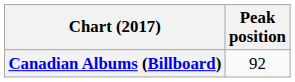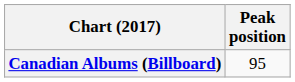(257, 63) 92 -> (257, 63) 95
